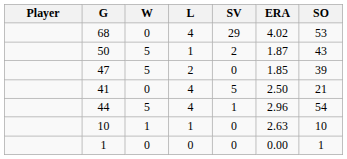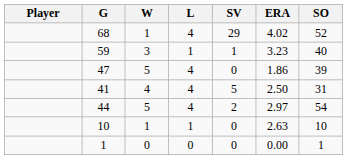(147, 32) 0 -> (147, 32) 1
(321, 32) 53 -> (321, 32) 52
+ row: (103, 51)
- row: (103, 51)
(190, 70) 2 -> (190, 70) 4
(277, 70) 1.85 -> (277, 70) 1.86
(147, 88) 0 -> (147, 88) 4
(321, 88) 21 -> (321, 88) 31
(234, 107) 1 -> (234, 107) 2
(277, 107) 2.96 -> (277, 107) 2.97
